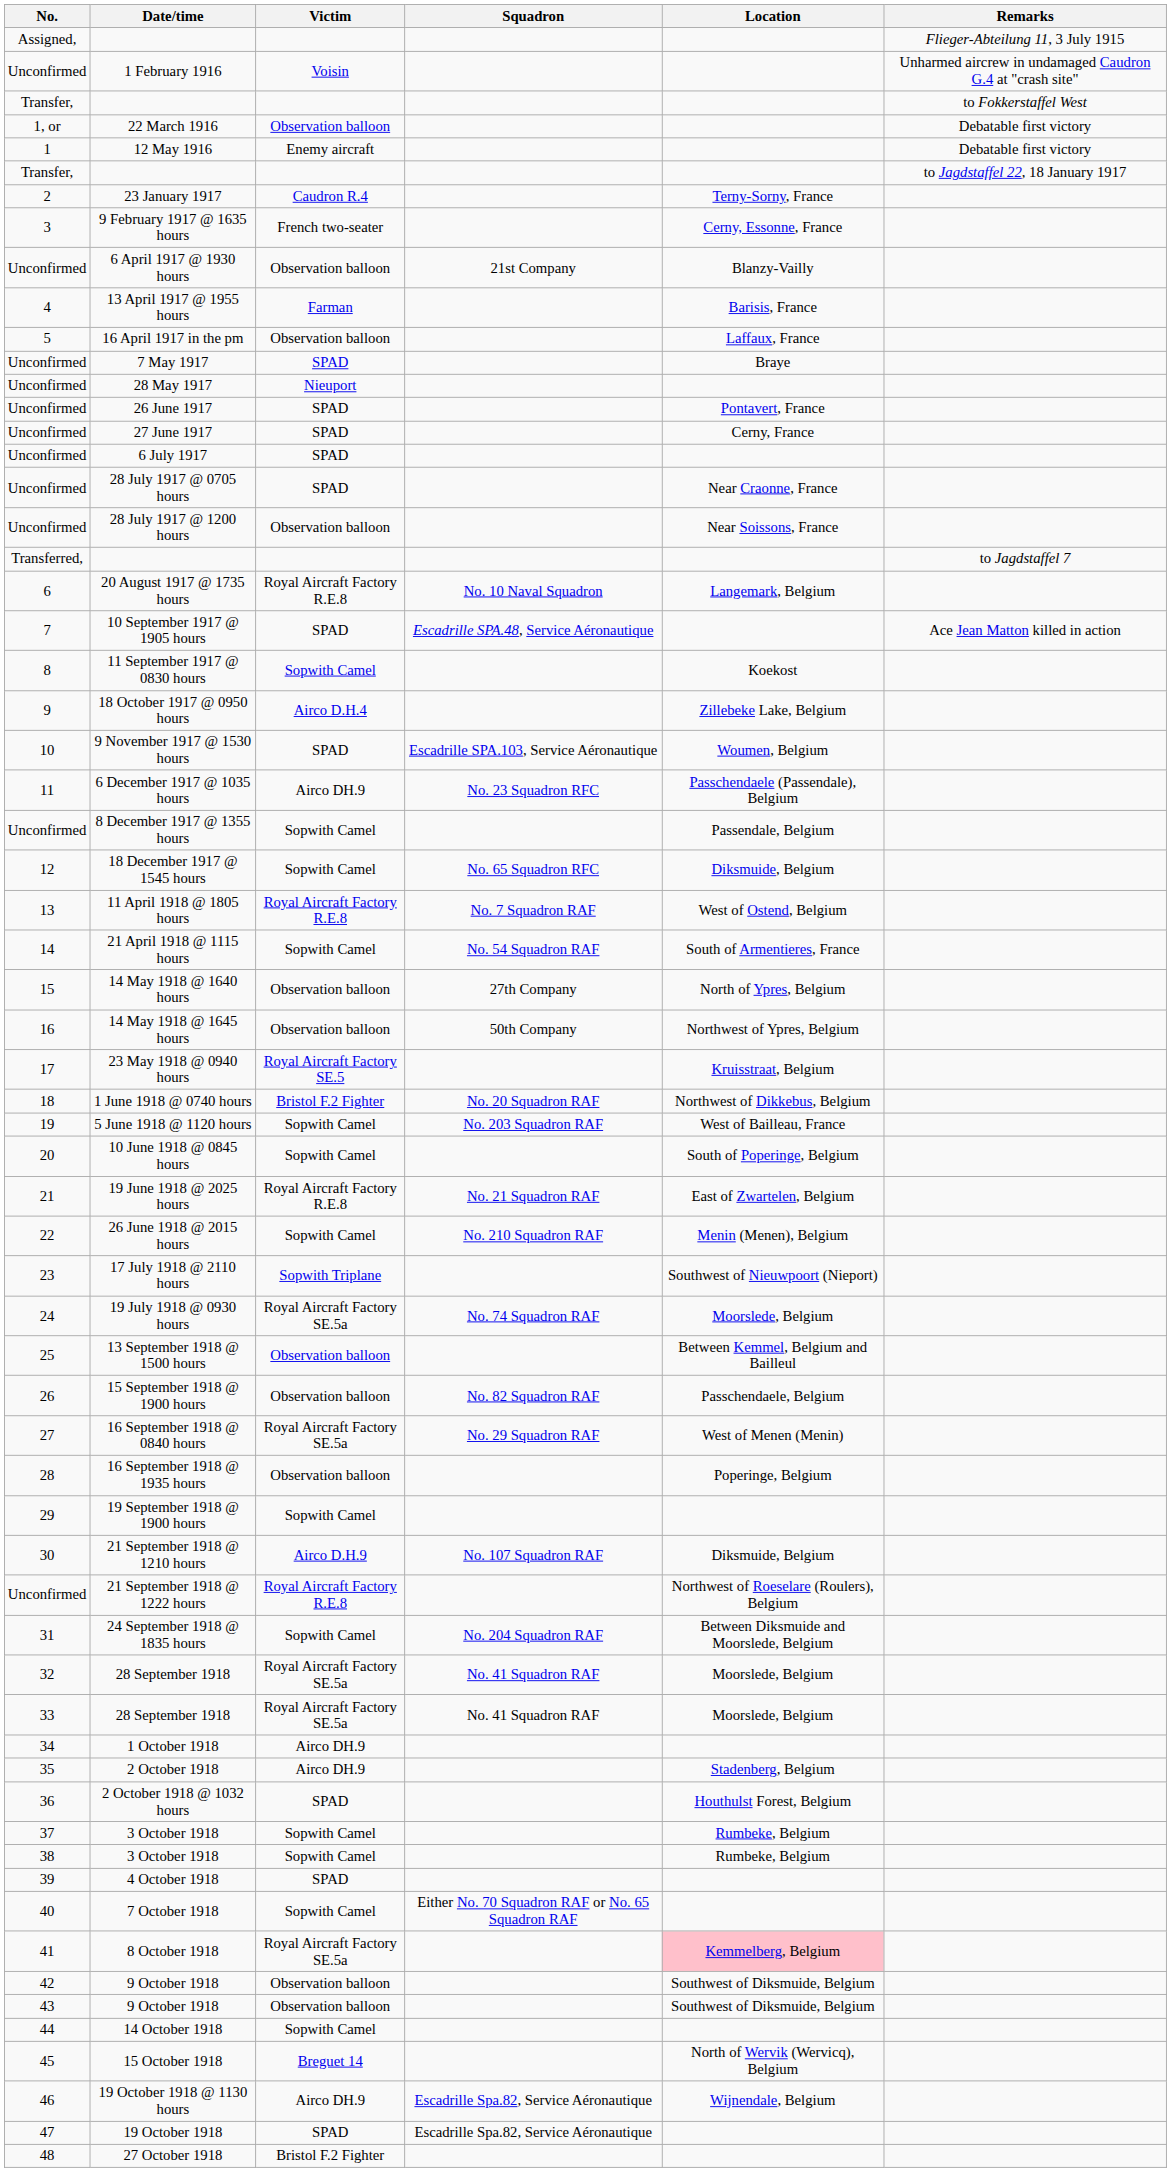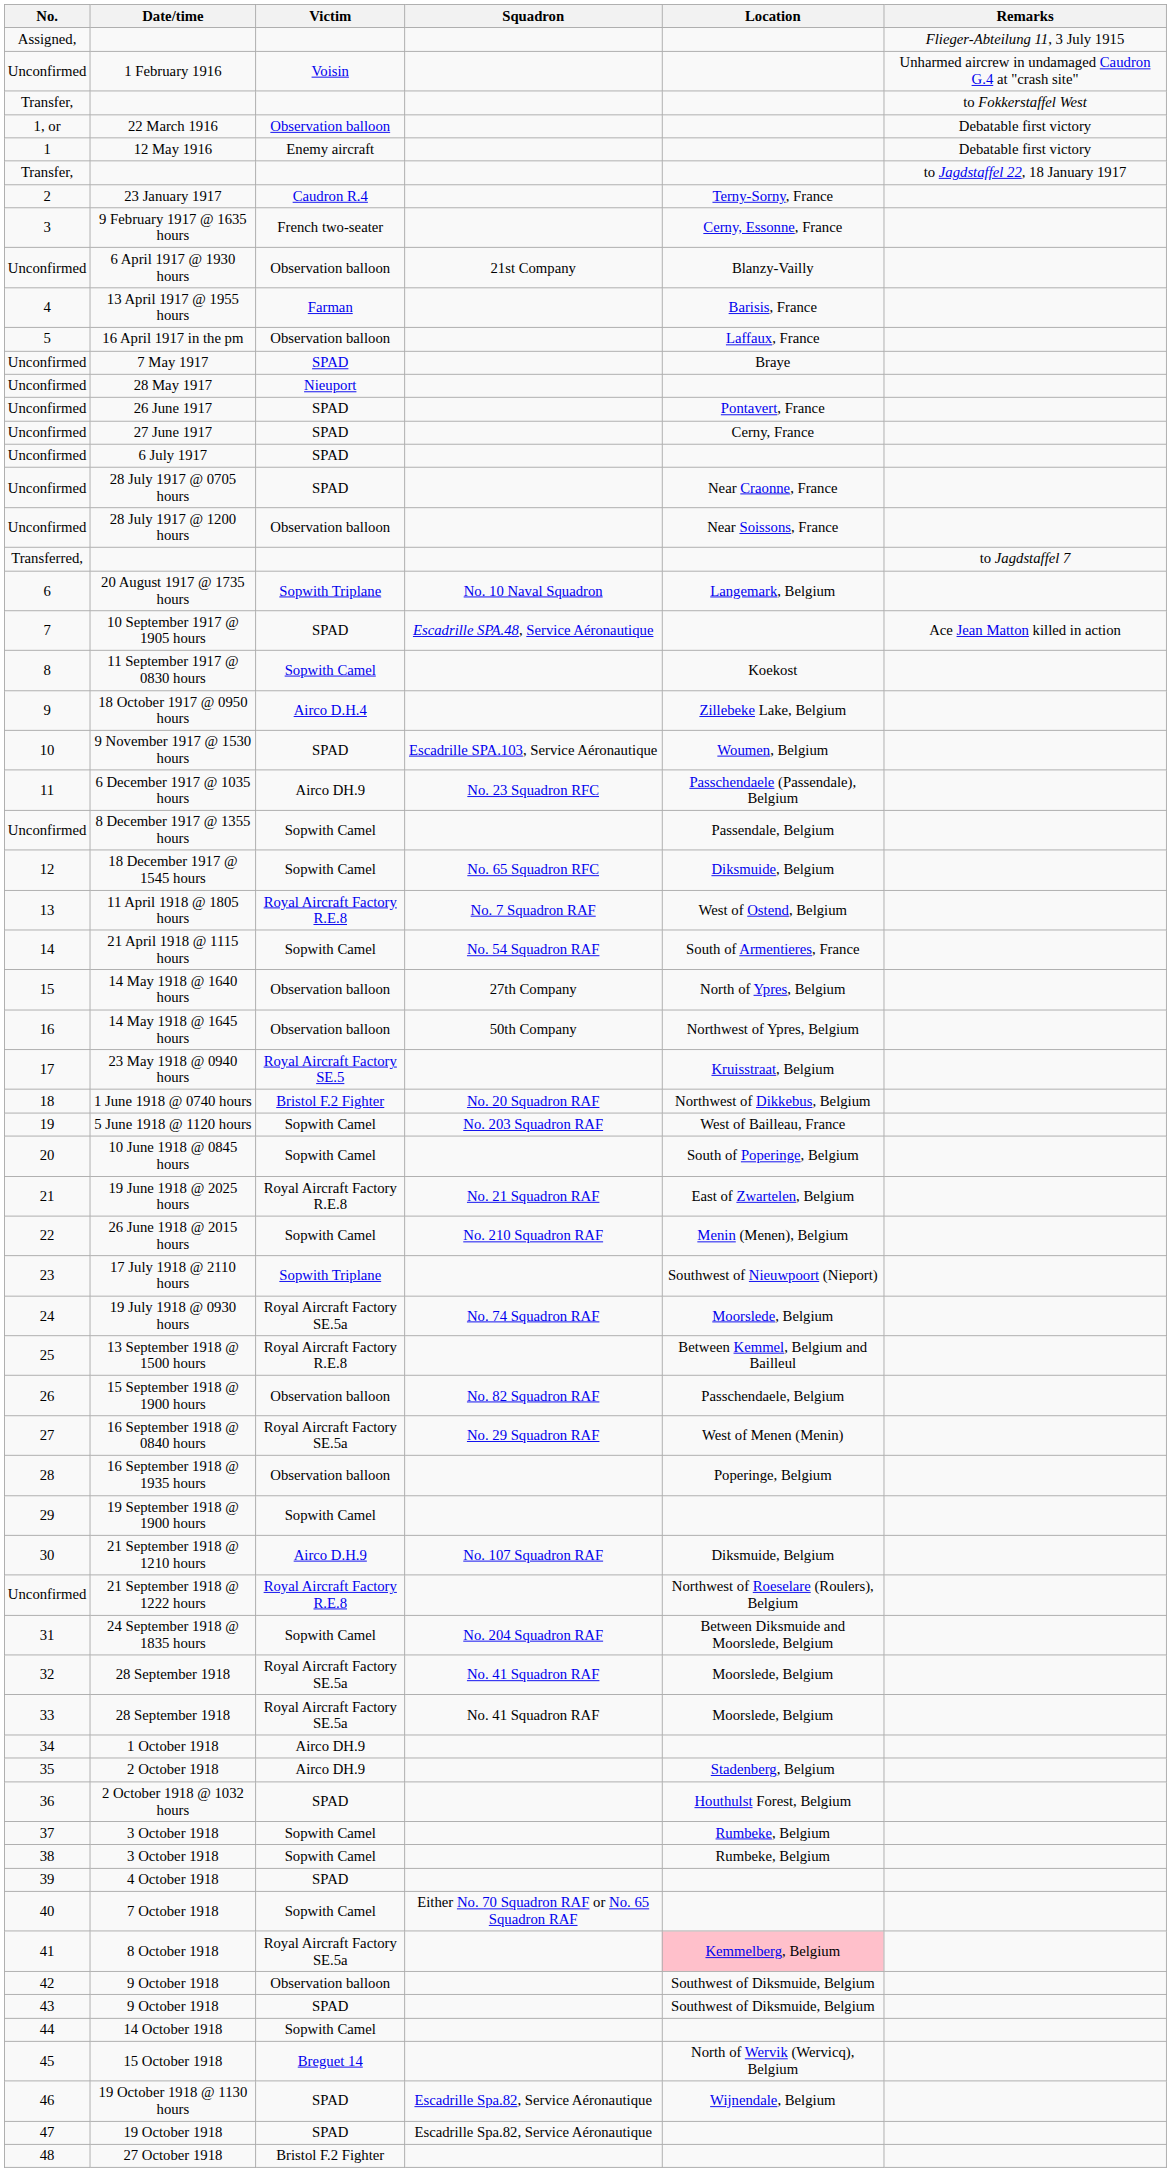(330, 590) Royal Aircraft Factory R.E.8 -> (330, 590) Sopwith Triplane
(330, 1355) Observation balloon -> (330, 1355) Royal Aircraft Factory R.E.8
(330, 2006) Observation balloon -> (330, 2006) SPAD
(330, 2101) Airco DH.9 -> (330, 2101) SPAD
